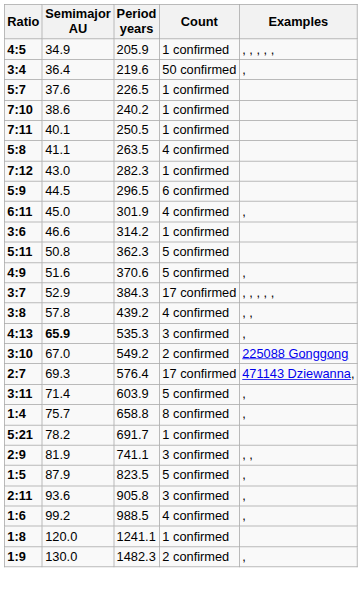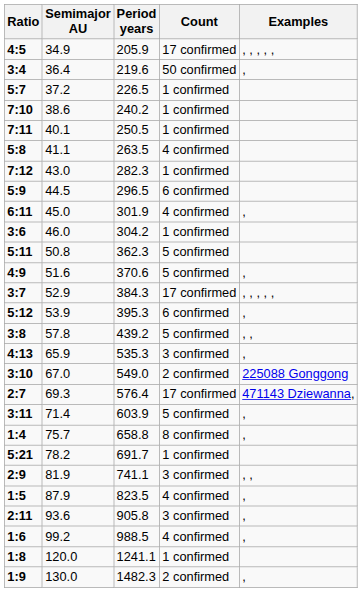(196, 49) 1 confirmed -> (199, 49) 17 confirmed
(58, 89) 37.6 -> (58, 89) 37.2
(58, 232) 46.6 -> (58, 232) 46.0
(133, 232) 314.2 -> (133, 232) 304.2
+ row: (20, 313)
(196, 313) 4 confirmed -> (196, 333) 5 confirmed
(58, 333) bold -> (58, 353) normal
(133, 353) 549.2 -> (133, 374) 549.0
(196, 475) 5 confirmed -> (196, 495) 4 confirmed
